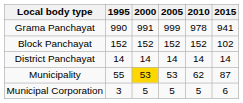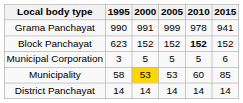(119, 43) 152 -> (119, 43) 623
(199, 43) normal -> (199, 43) bold
(225, 43) 102 -> (225, 43) 152
rows swapped: (55, 59) <-> (55, 91)
(119, 75) 55 -> (119, 75) 58
(199, 75) 62 -> (199, 75) 60
(225, 75) 87 -> (225, 75) 85
